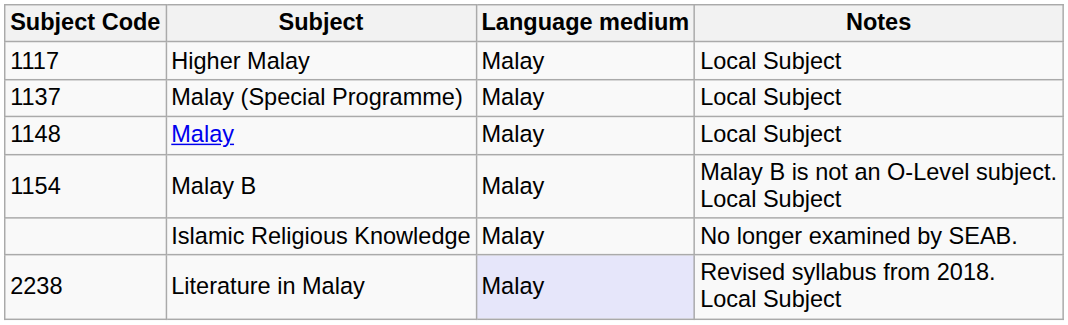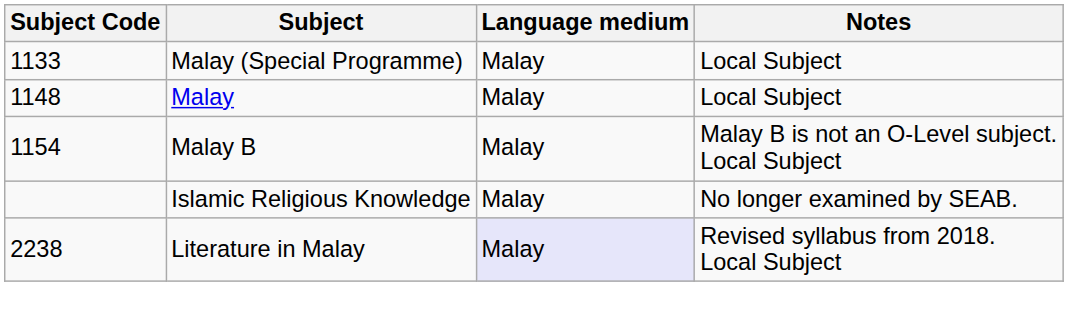- row: (241, 60)
(35, 97) 1137 -> (35, 60) 1133
